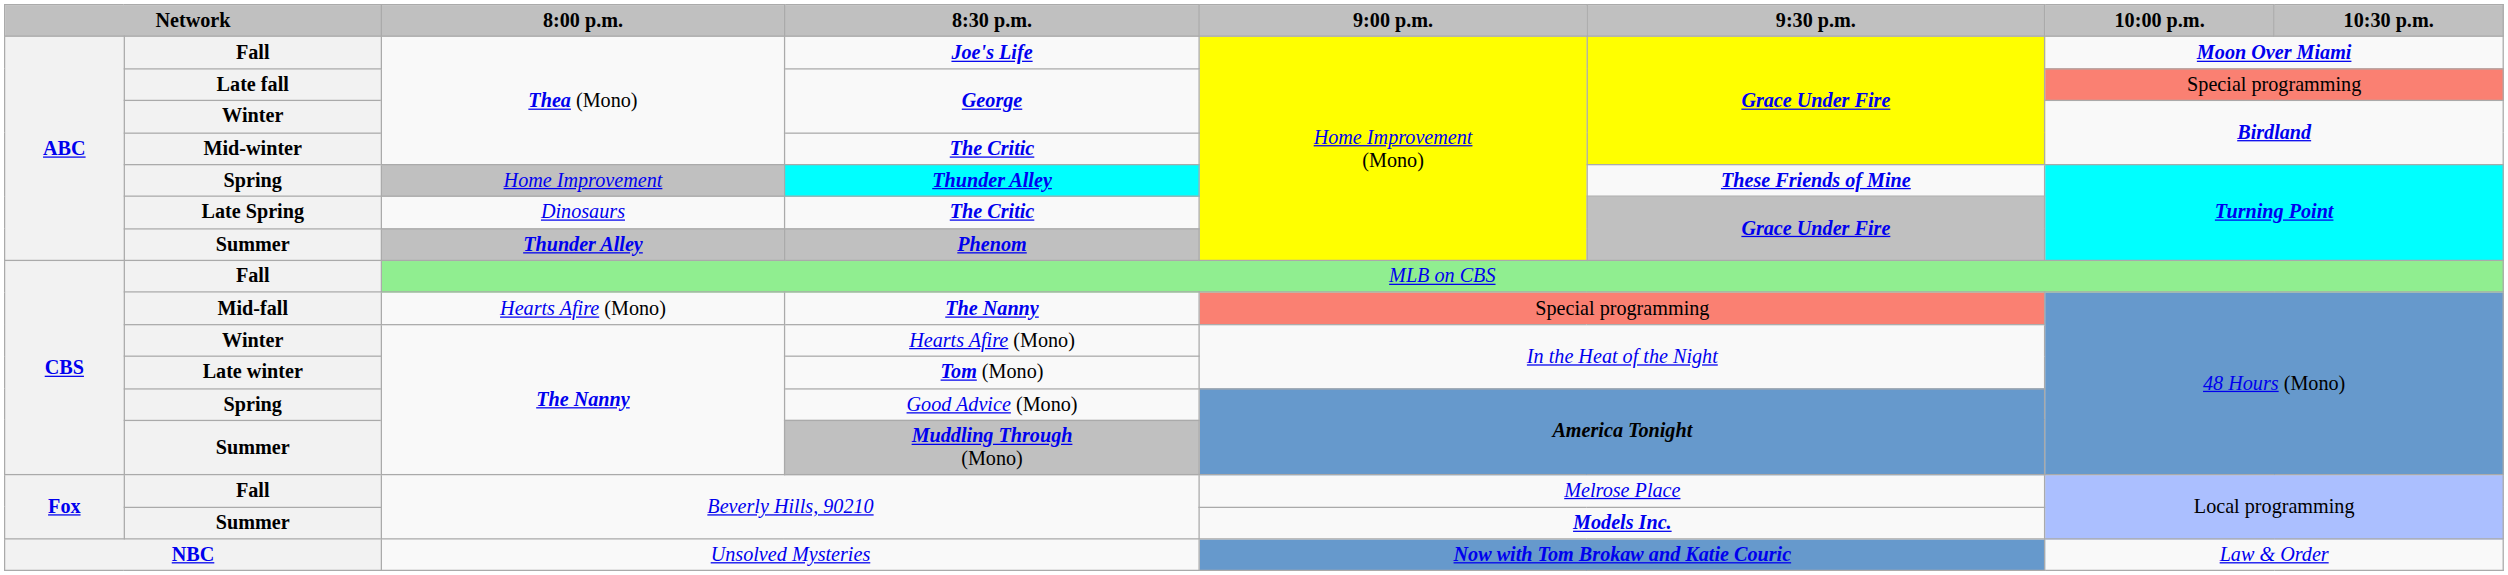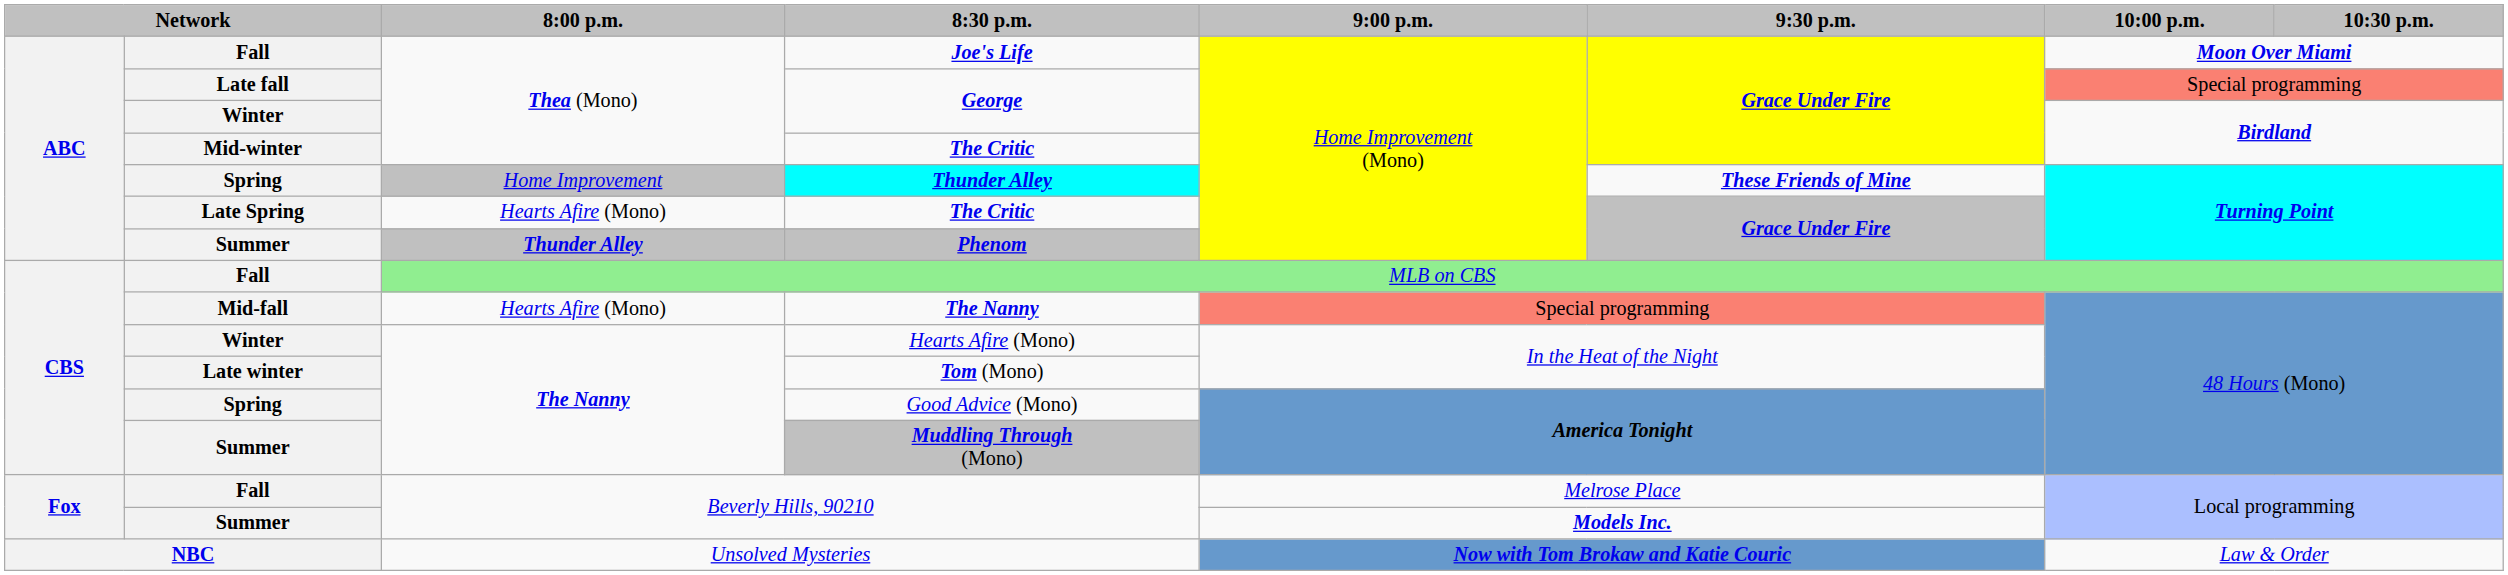(583, 212) Dinosaurs -> (583, 212) Hearts Afire (Mono)
